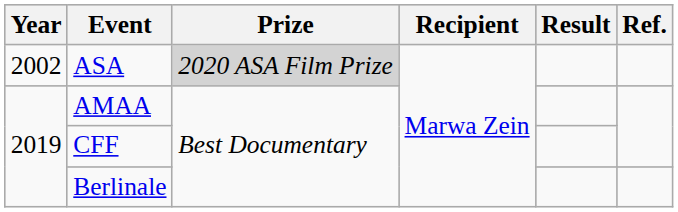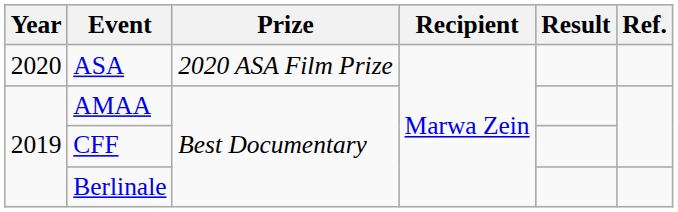(36, 65) 2002 -> (36, 65) 2020
(286, 65) lightgrey background -> (286, 65) no background
